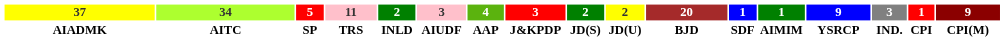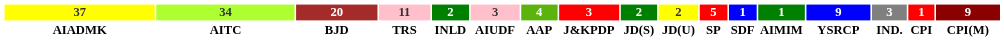columns swapped: (687, 12) <-> (310, 12)
